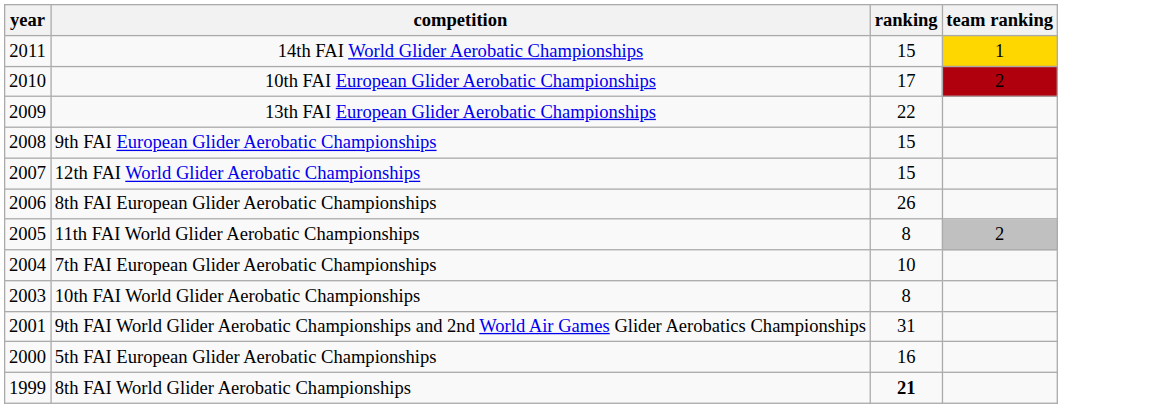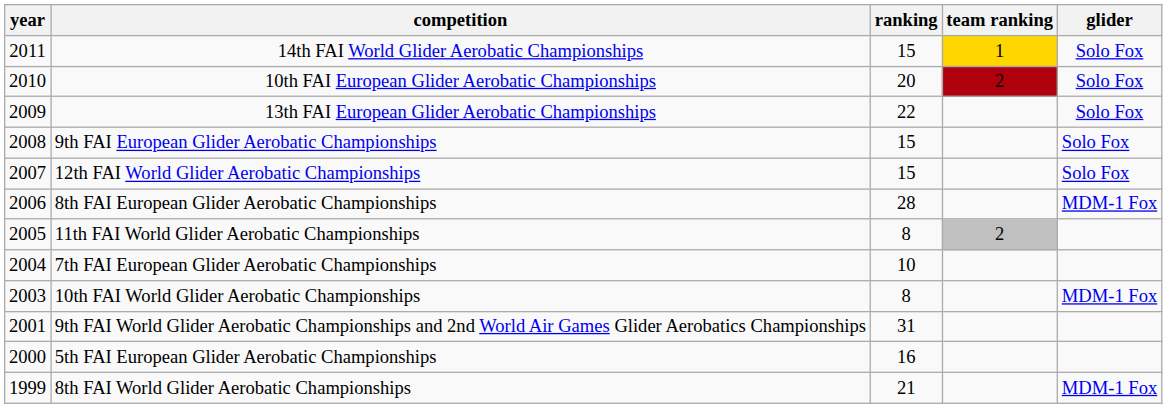+ column: (1110, 20)
(906, 81) 17 -> (906, 81) 20
(906, 204) 26 -> (906, 204) 28
(906, 387) bold -> (906, 387) normal
